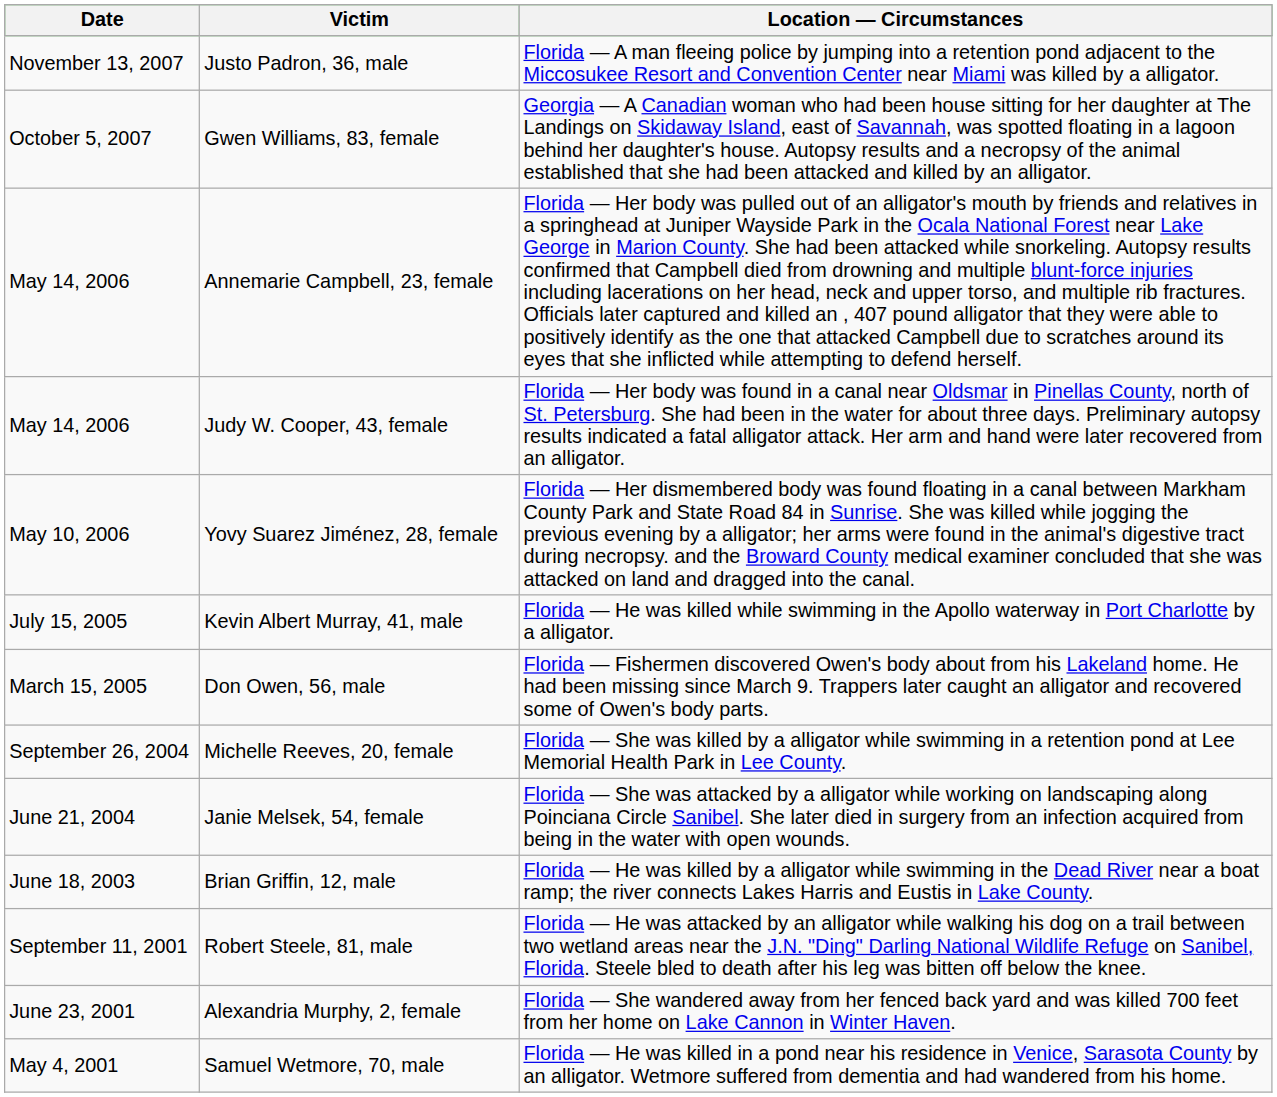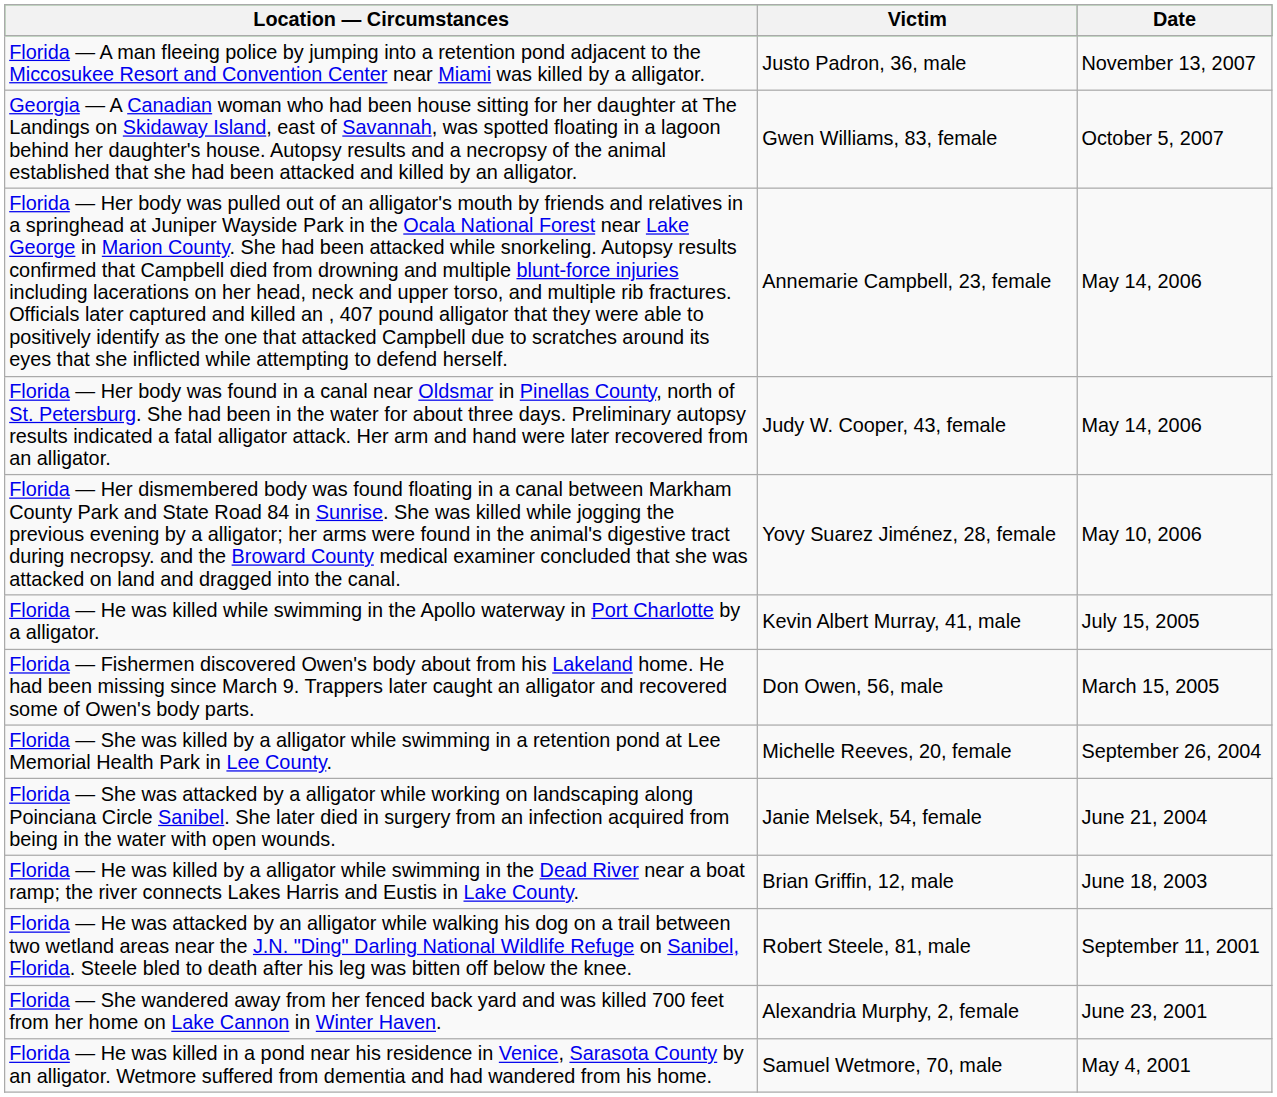columns swapped: (102, 20) <-> (895, 20)
